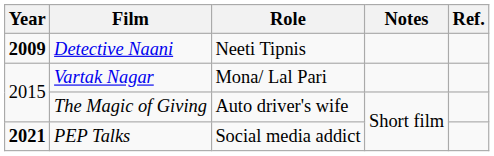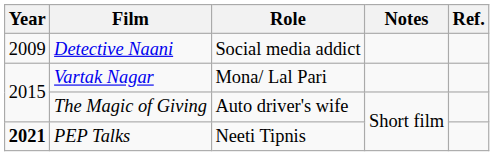(27, 48) bold -> (27, 48) normal
(261, 48) Neeti Tipnis -> (288, 48) Social media addict
(288, 135) Social media addict -> (261, 135) Neeti Tipnis
